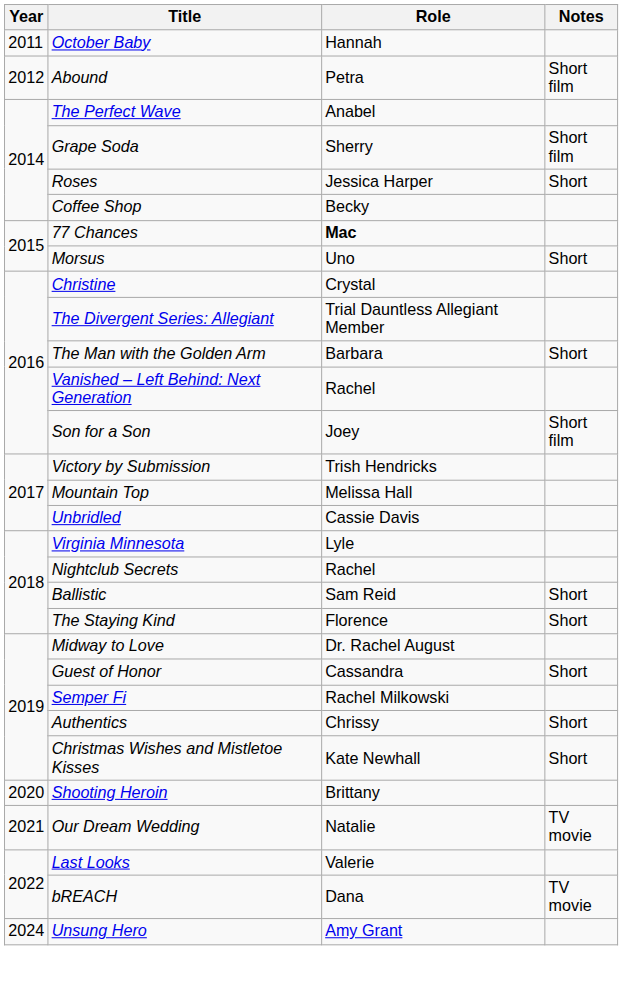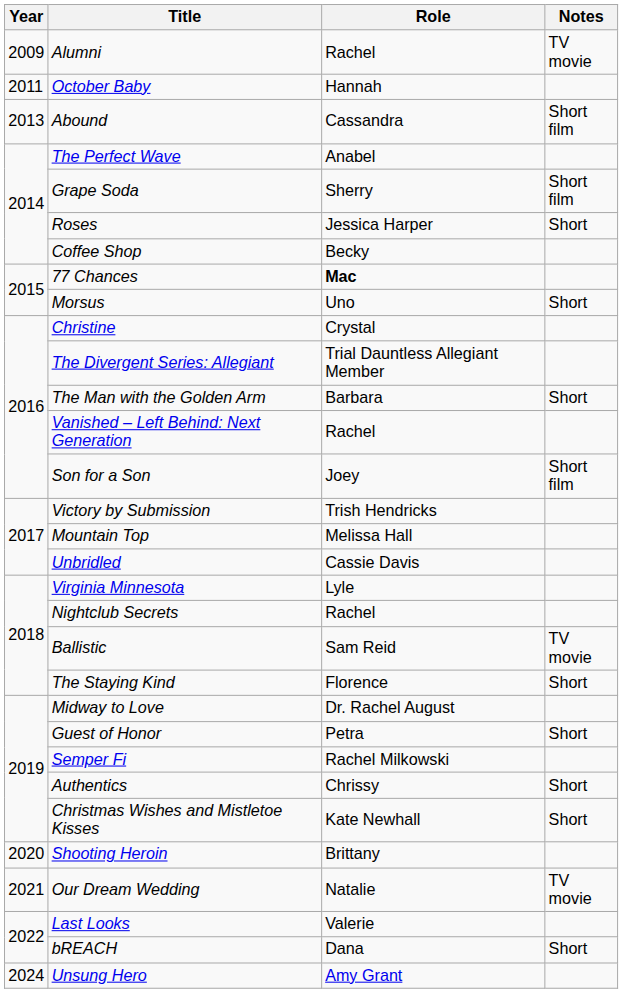+ row: (76, 52)
(26, 77) 2012 -> (26, 121) 2013
(344, 77) Petra -> (364, 121) Cassandra
(568, 595) Short -> (570, 648) TV movie
(364, 672) Cassandra -> (344, 734) Petra
(570, 896) TV movie -> (568, 949) Short
